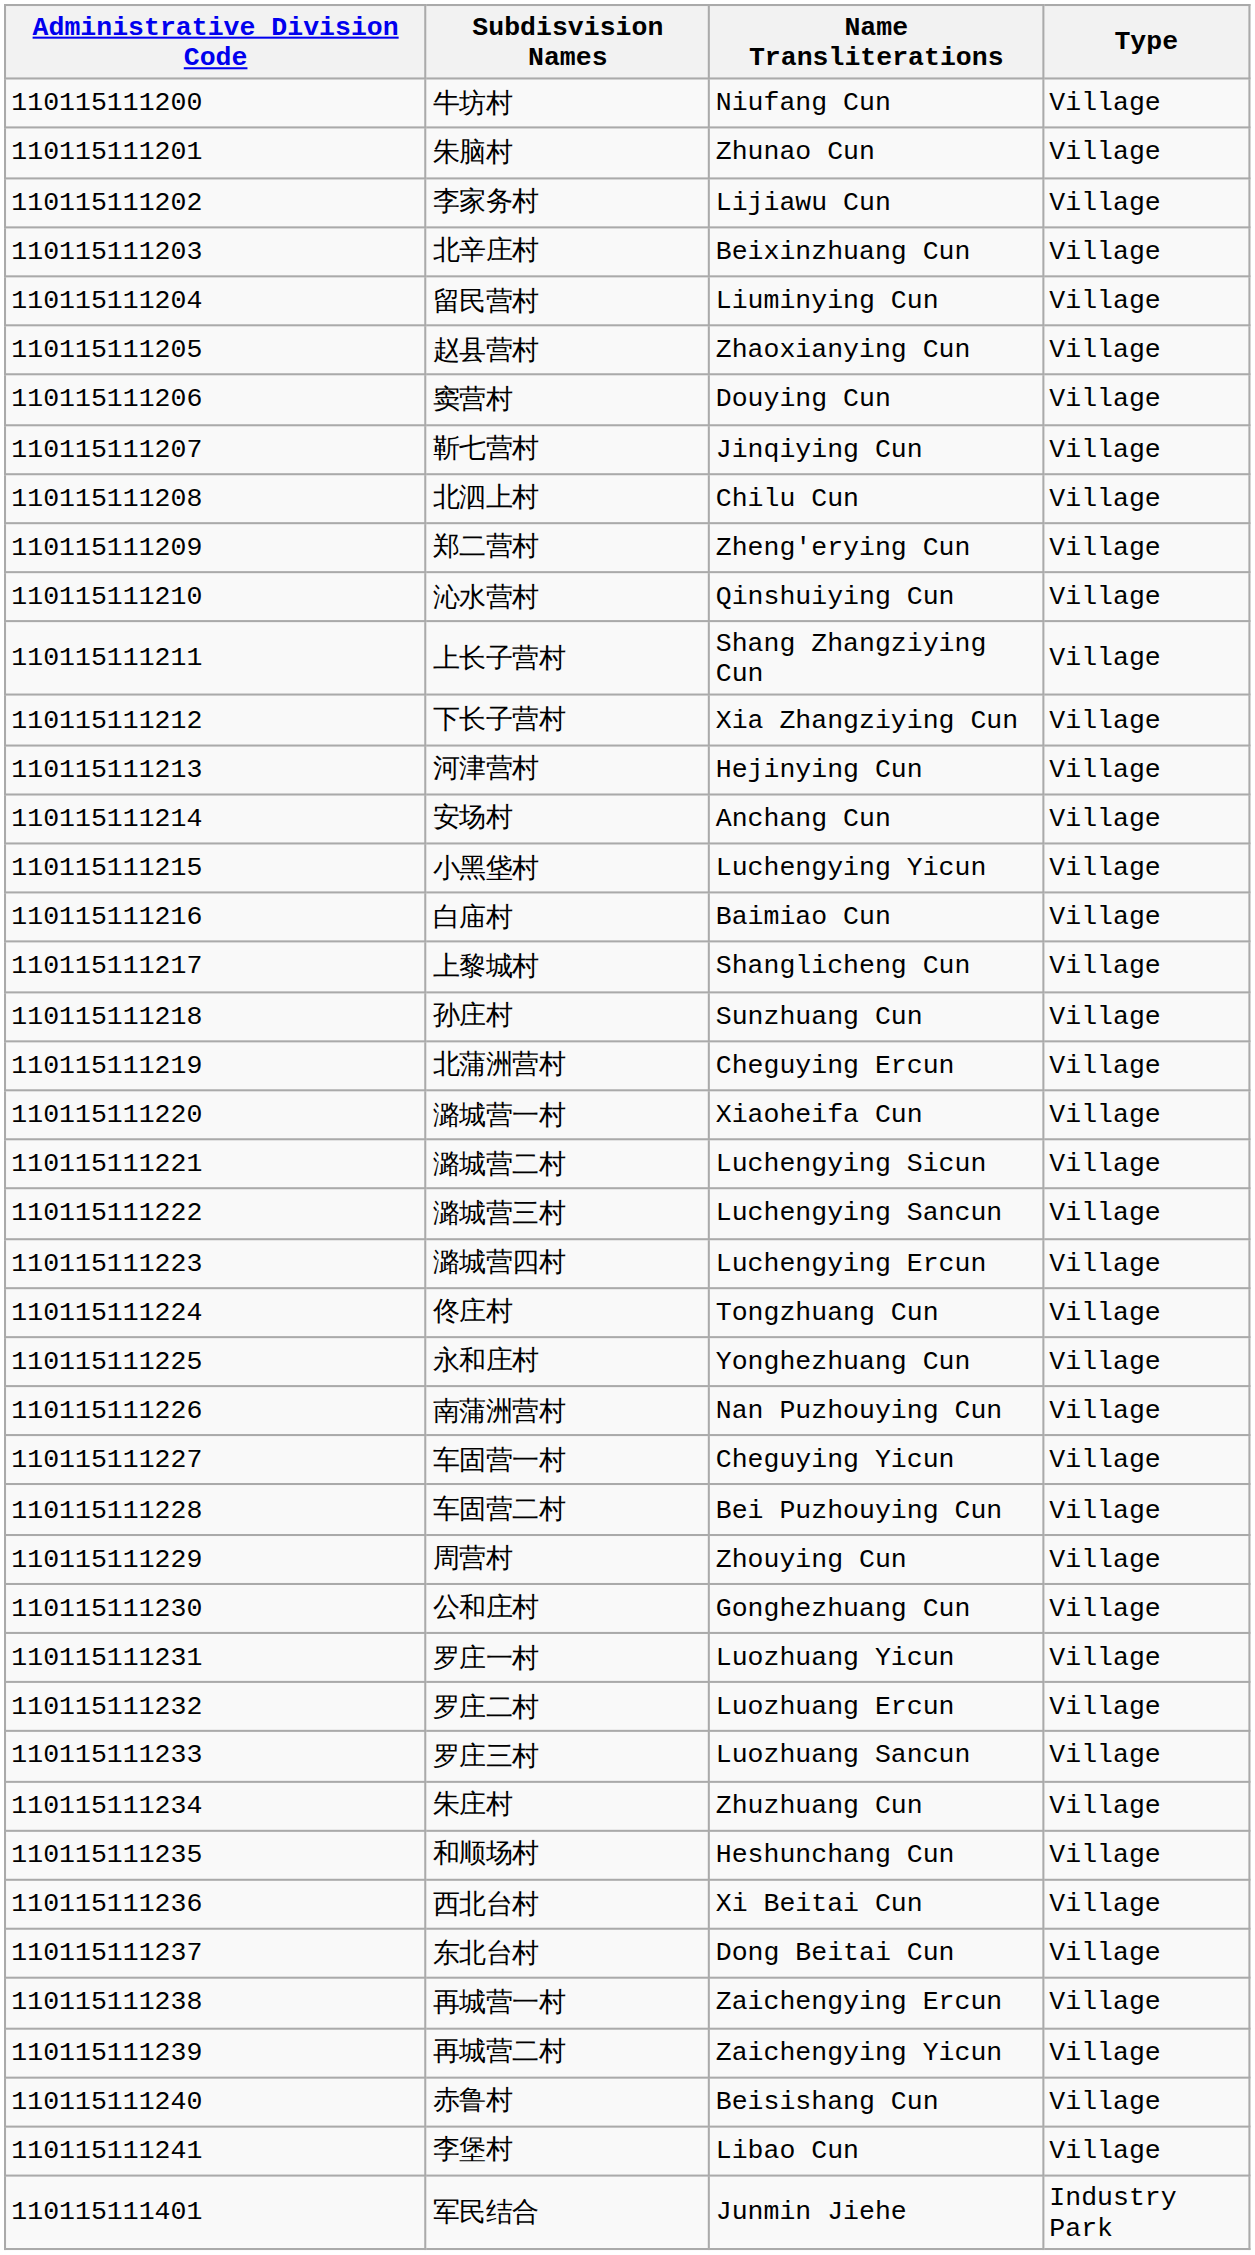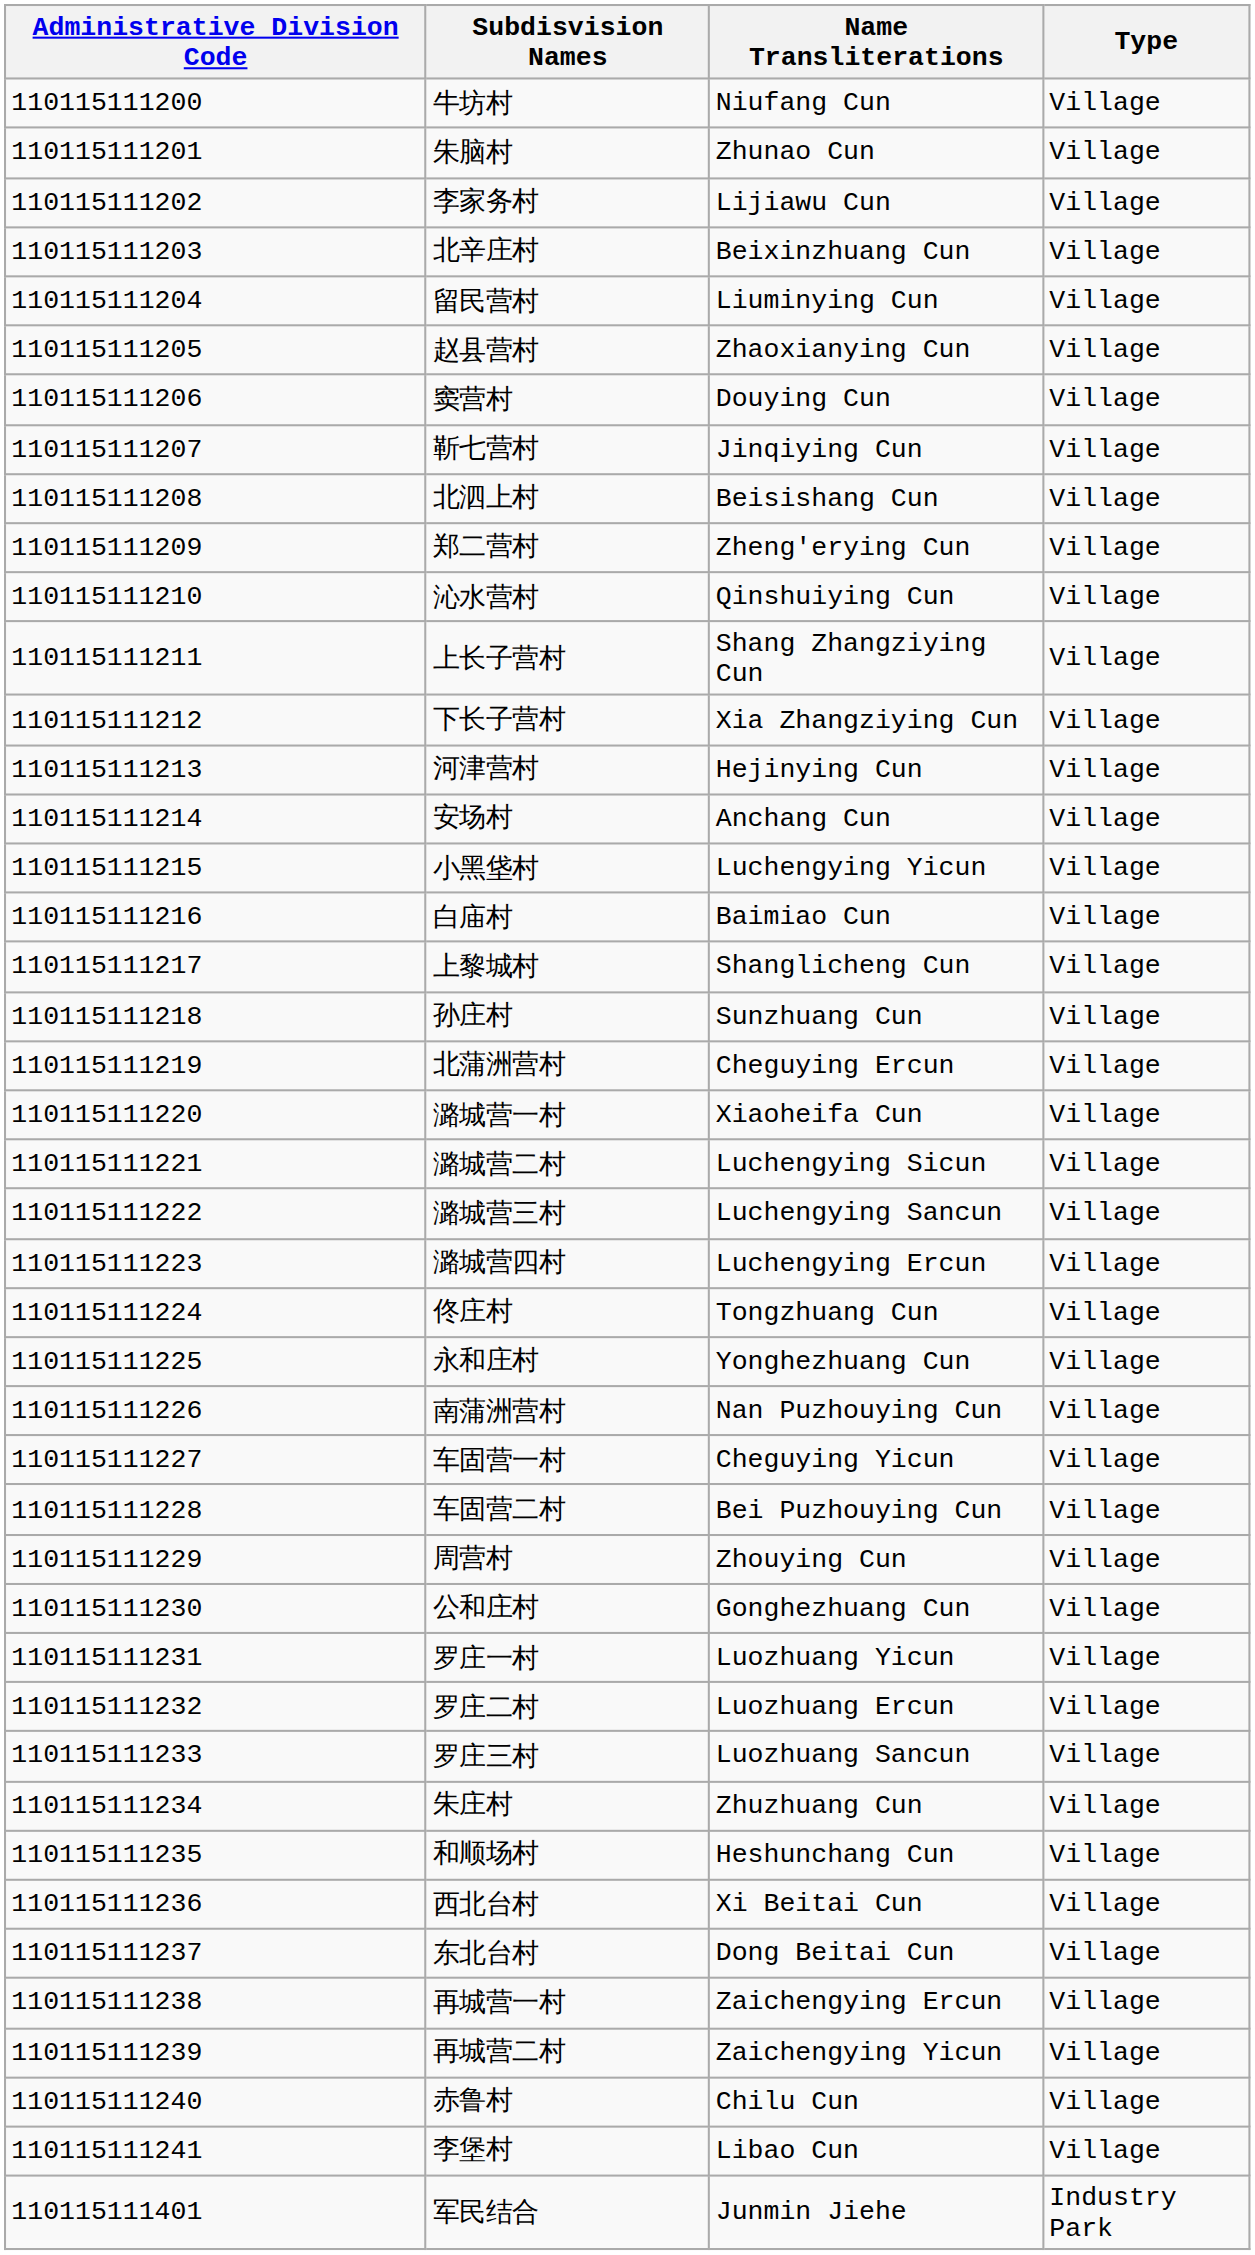(787, 498) Chilu Cun -> (827, 498) Beisishang Cun
(827, 2102) Beisishang Cun -> (787, 2102) Chilu Cun
